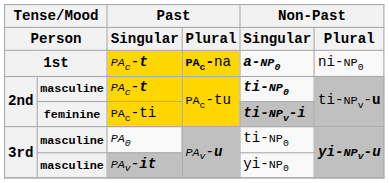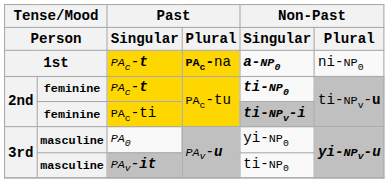(72, 89) masculine -> (72, 89) feminine
(266, 140) ti-NP0 -> (266, 140) yi-NP0
(266, 165) yi-NP0 -> (266, 165) ti-NP0
